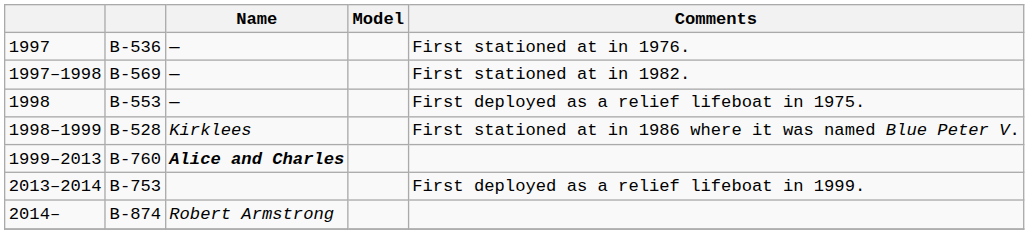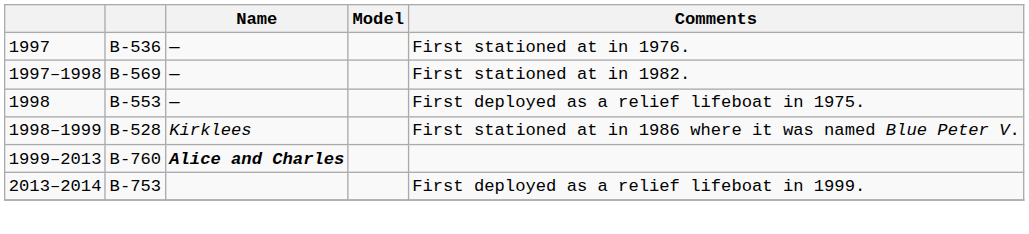- row: (34, 214)
